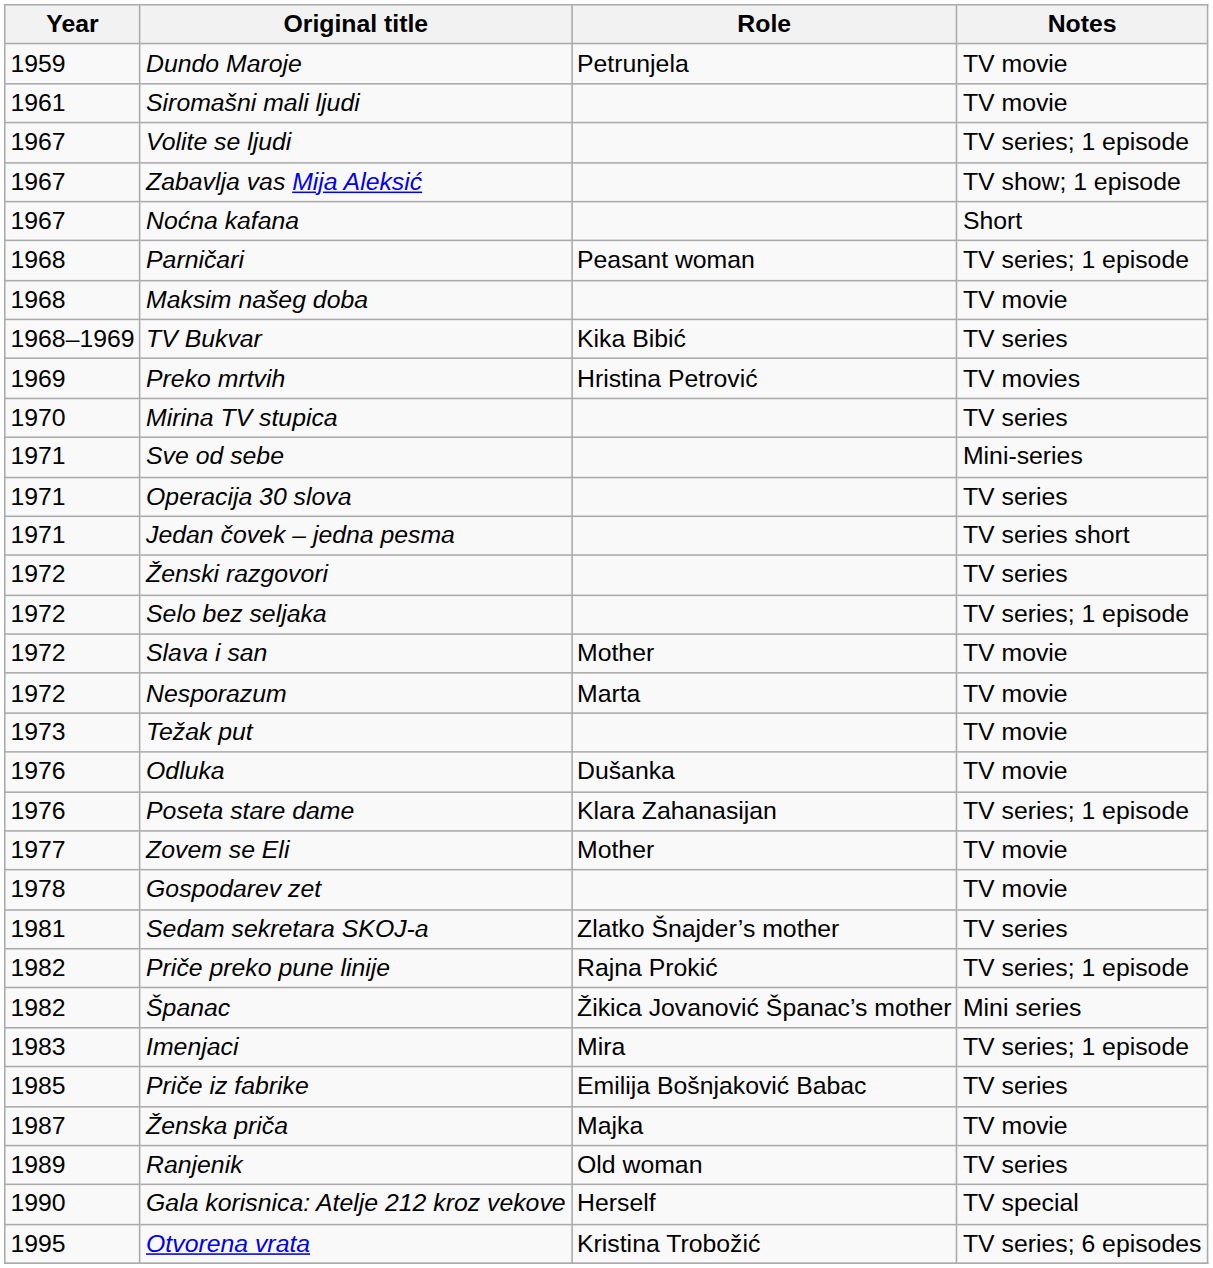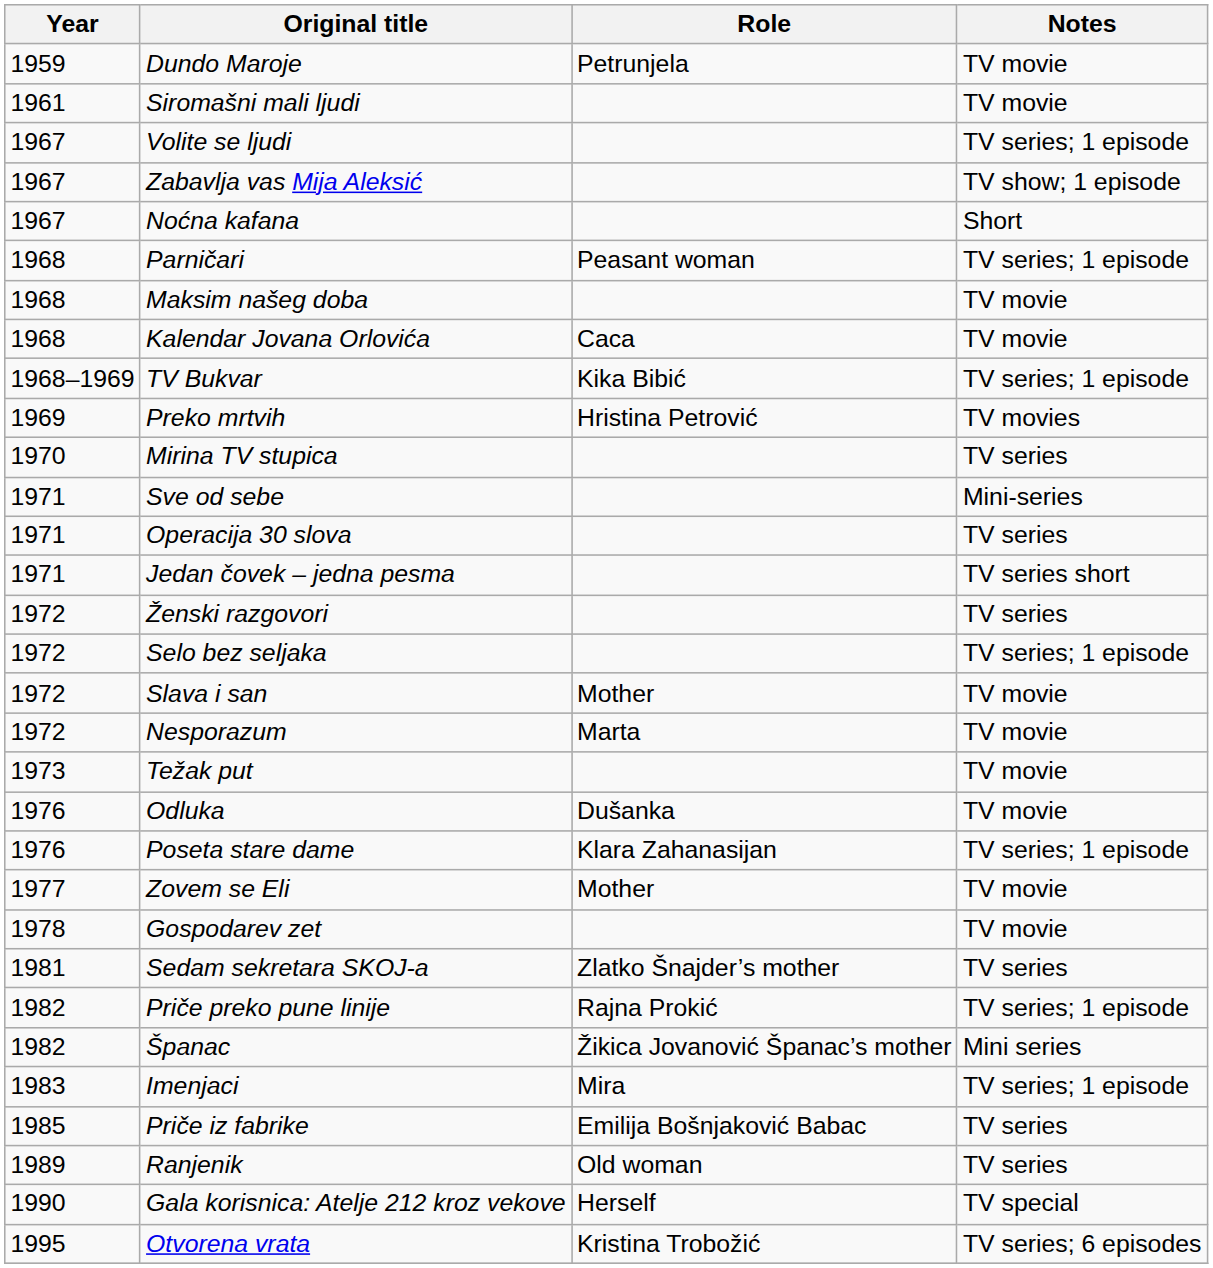+ row: (288, 338)
(1015, 338) TV series -> (1076, 378) TV series; 1 episode
- row: (217, 1125)
